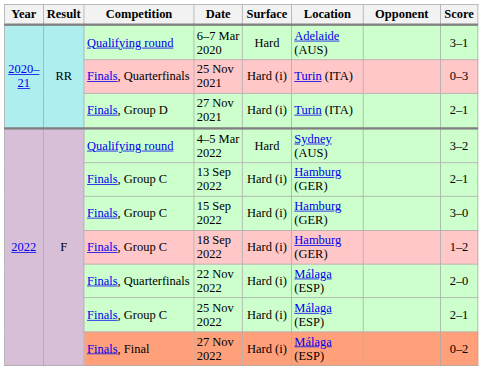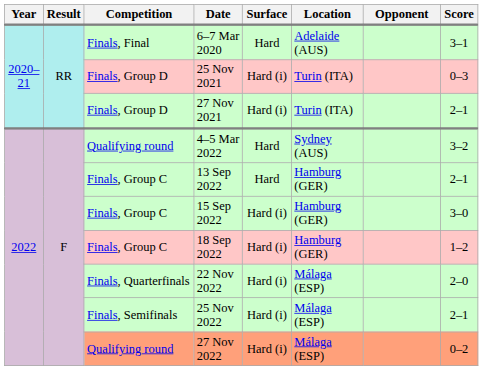(130, 42) Qualifying round -> (118, 42) Finals, Final
(138, 76) Finals, Quarterfinals -> (127, 76) Finals, Group D
(267, 179) Hard (i) -> (267, 179) Hard
(127, 314) Finals, Group C -> (132, 314) Finals, Semifinals
(118, 348) Finals, Final -> (130, 348) Qualifying round
